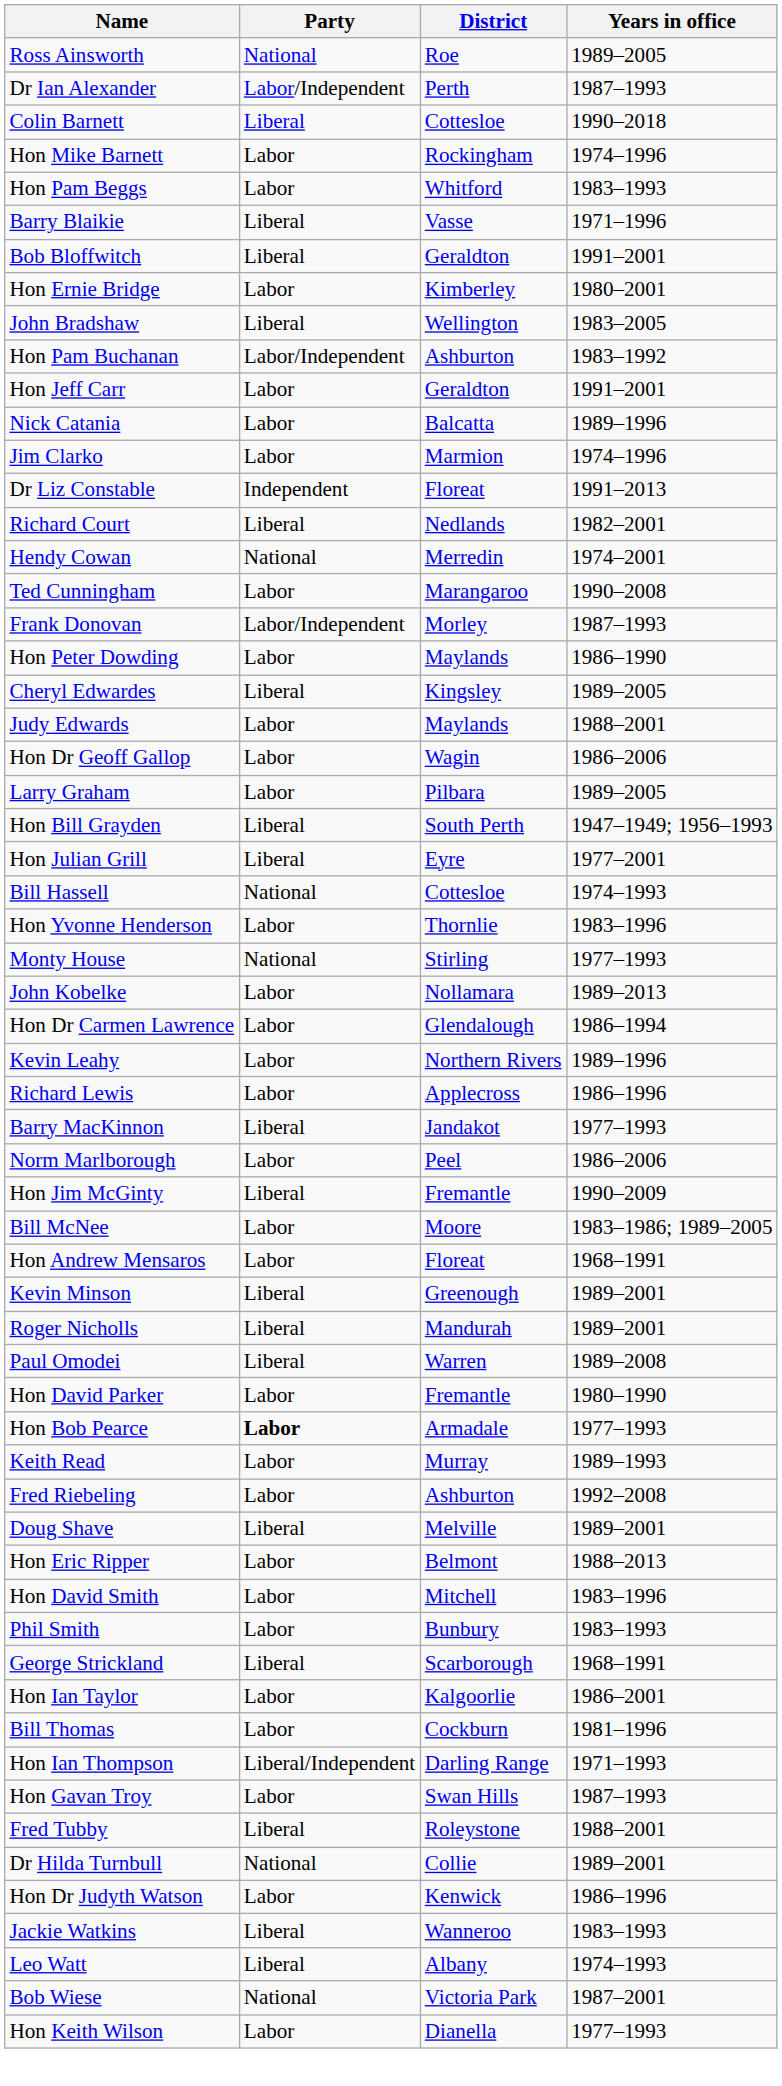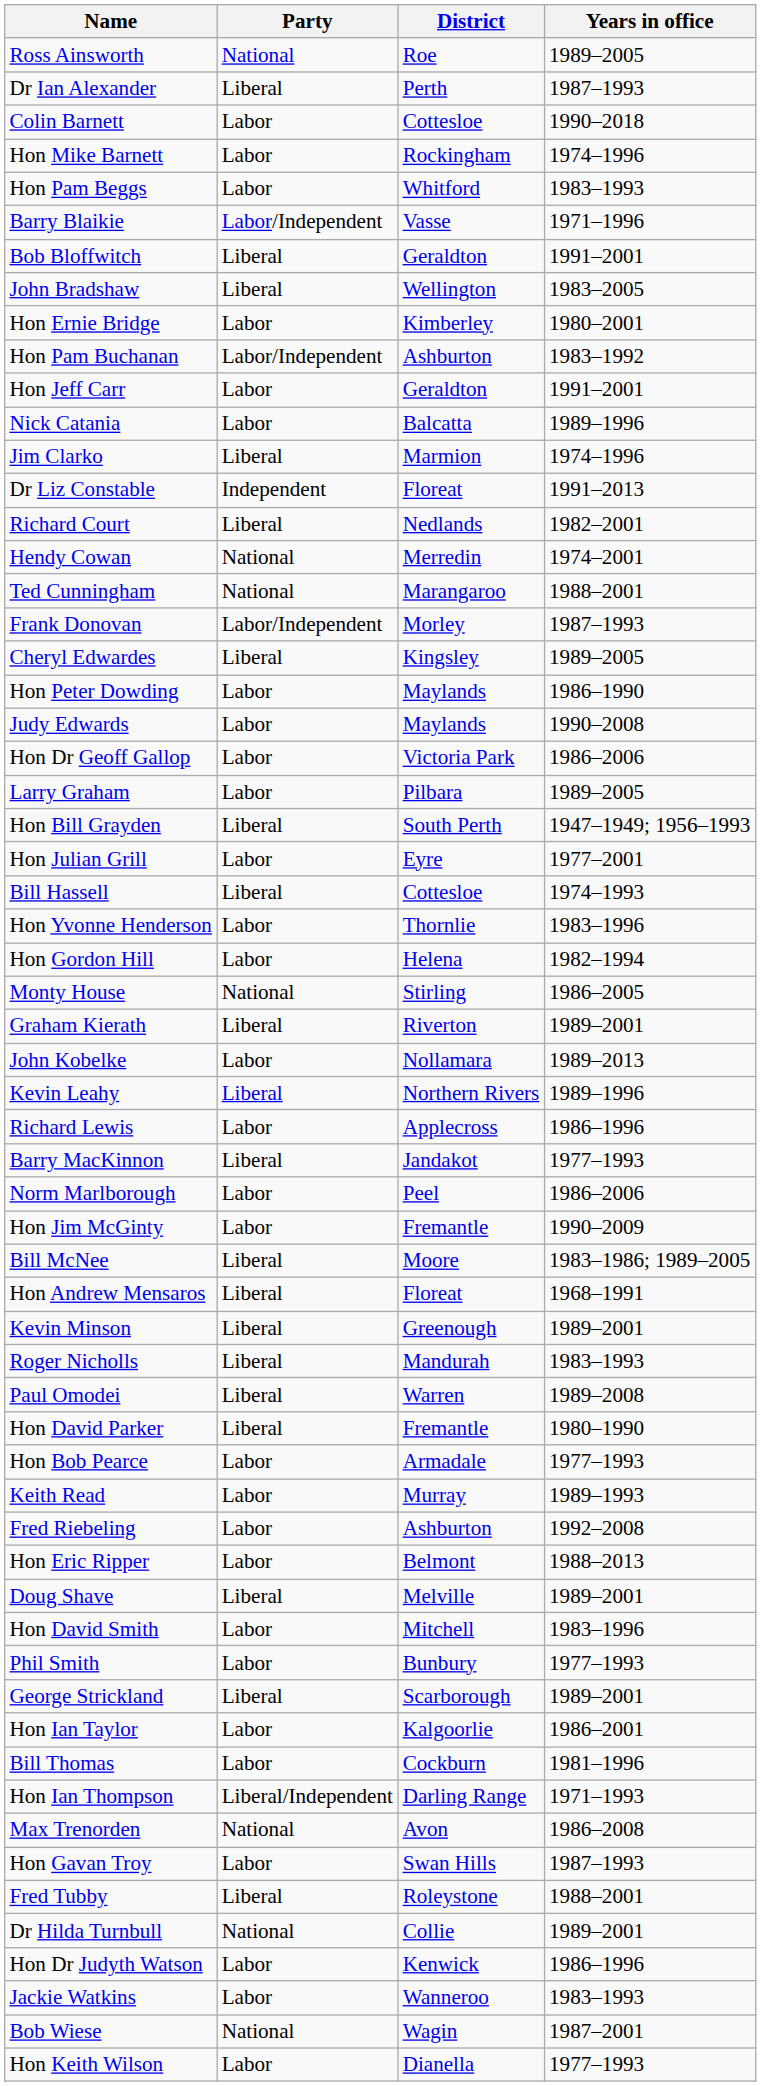(324, 88) Labor/Independent -> (252, 88) Liberal
(274, 121) Liberal -> (247, 121) Labor
(274, 222) Liberal -> (302, 222) Labor/Independent
rows swapped: (74, 322) <-> (85, 289)
(269, 456) Labor -> (252, 456) Liberal
(269, 590) Labor -> (258, 590) National
(619, 590) 1990–2008 -> (597, 590) 1988–2001
rows swapped: (94, 657) <-> (83, 691)
(619, 724) 1988–2001 -> (597, 724) 1990–2008
(452, 758) Wagin -> (459, 758) Victoria Park
(274, 858) Liberal -> (247, 858) Labor
(280, 892) National -> (252, 892) Liberal
+ row: (82, 959)
(619, 959) 1977–1993 -> (597, 992) 1986–2005
+ row: (78, 1026)
- row: (122, 1026)
(269, 1059) Labor -> (252, 1093) Liberal
(274, 1193) Liberal -> (247, 1227) Labor
(269, 1227) Labor -> (252, 1260) Liberal
(269, 1260) Labor -> (252, 1294) Liberal
(619, 1327) 1989–2001 -> (597, 1361) 1983–1993
(269, 1394) Labor -> (252, 1428) Liberal
(272, 1428) bold -> (247, 1461) normal
rows swapped: (79, 1562) <-> (61, 1528)
(619, 1629) 1983–1993 -> (597, 1662) 1977–1993
(619, 1662) 1968–1991 -> (597, 1695) 1989–2001
+ row: (75, 1829)
(274, 1930) Liberal -> (247, 1997) Labor
- row: (48, 1963)
(481, 1997) Victoria Park -> (430, 2030) Wagin
